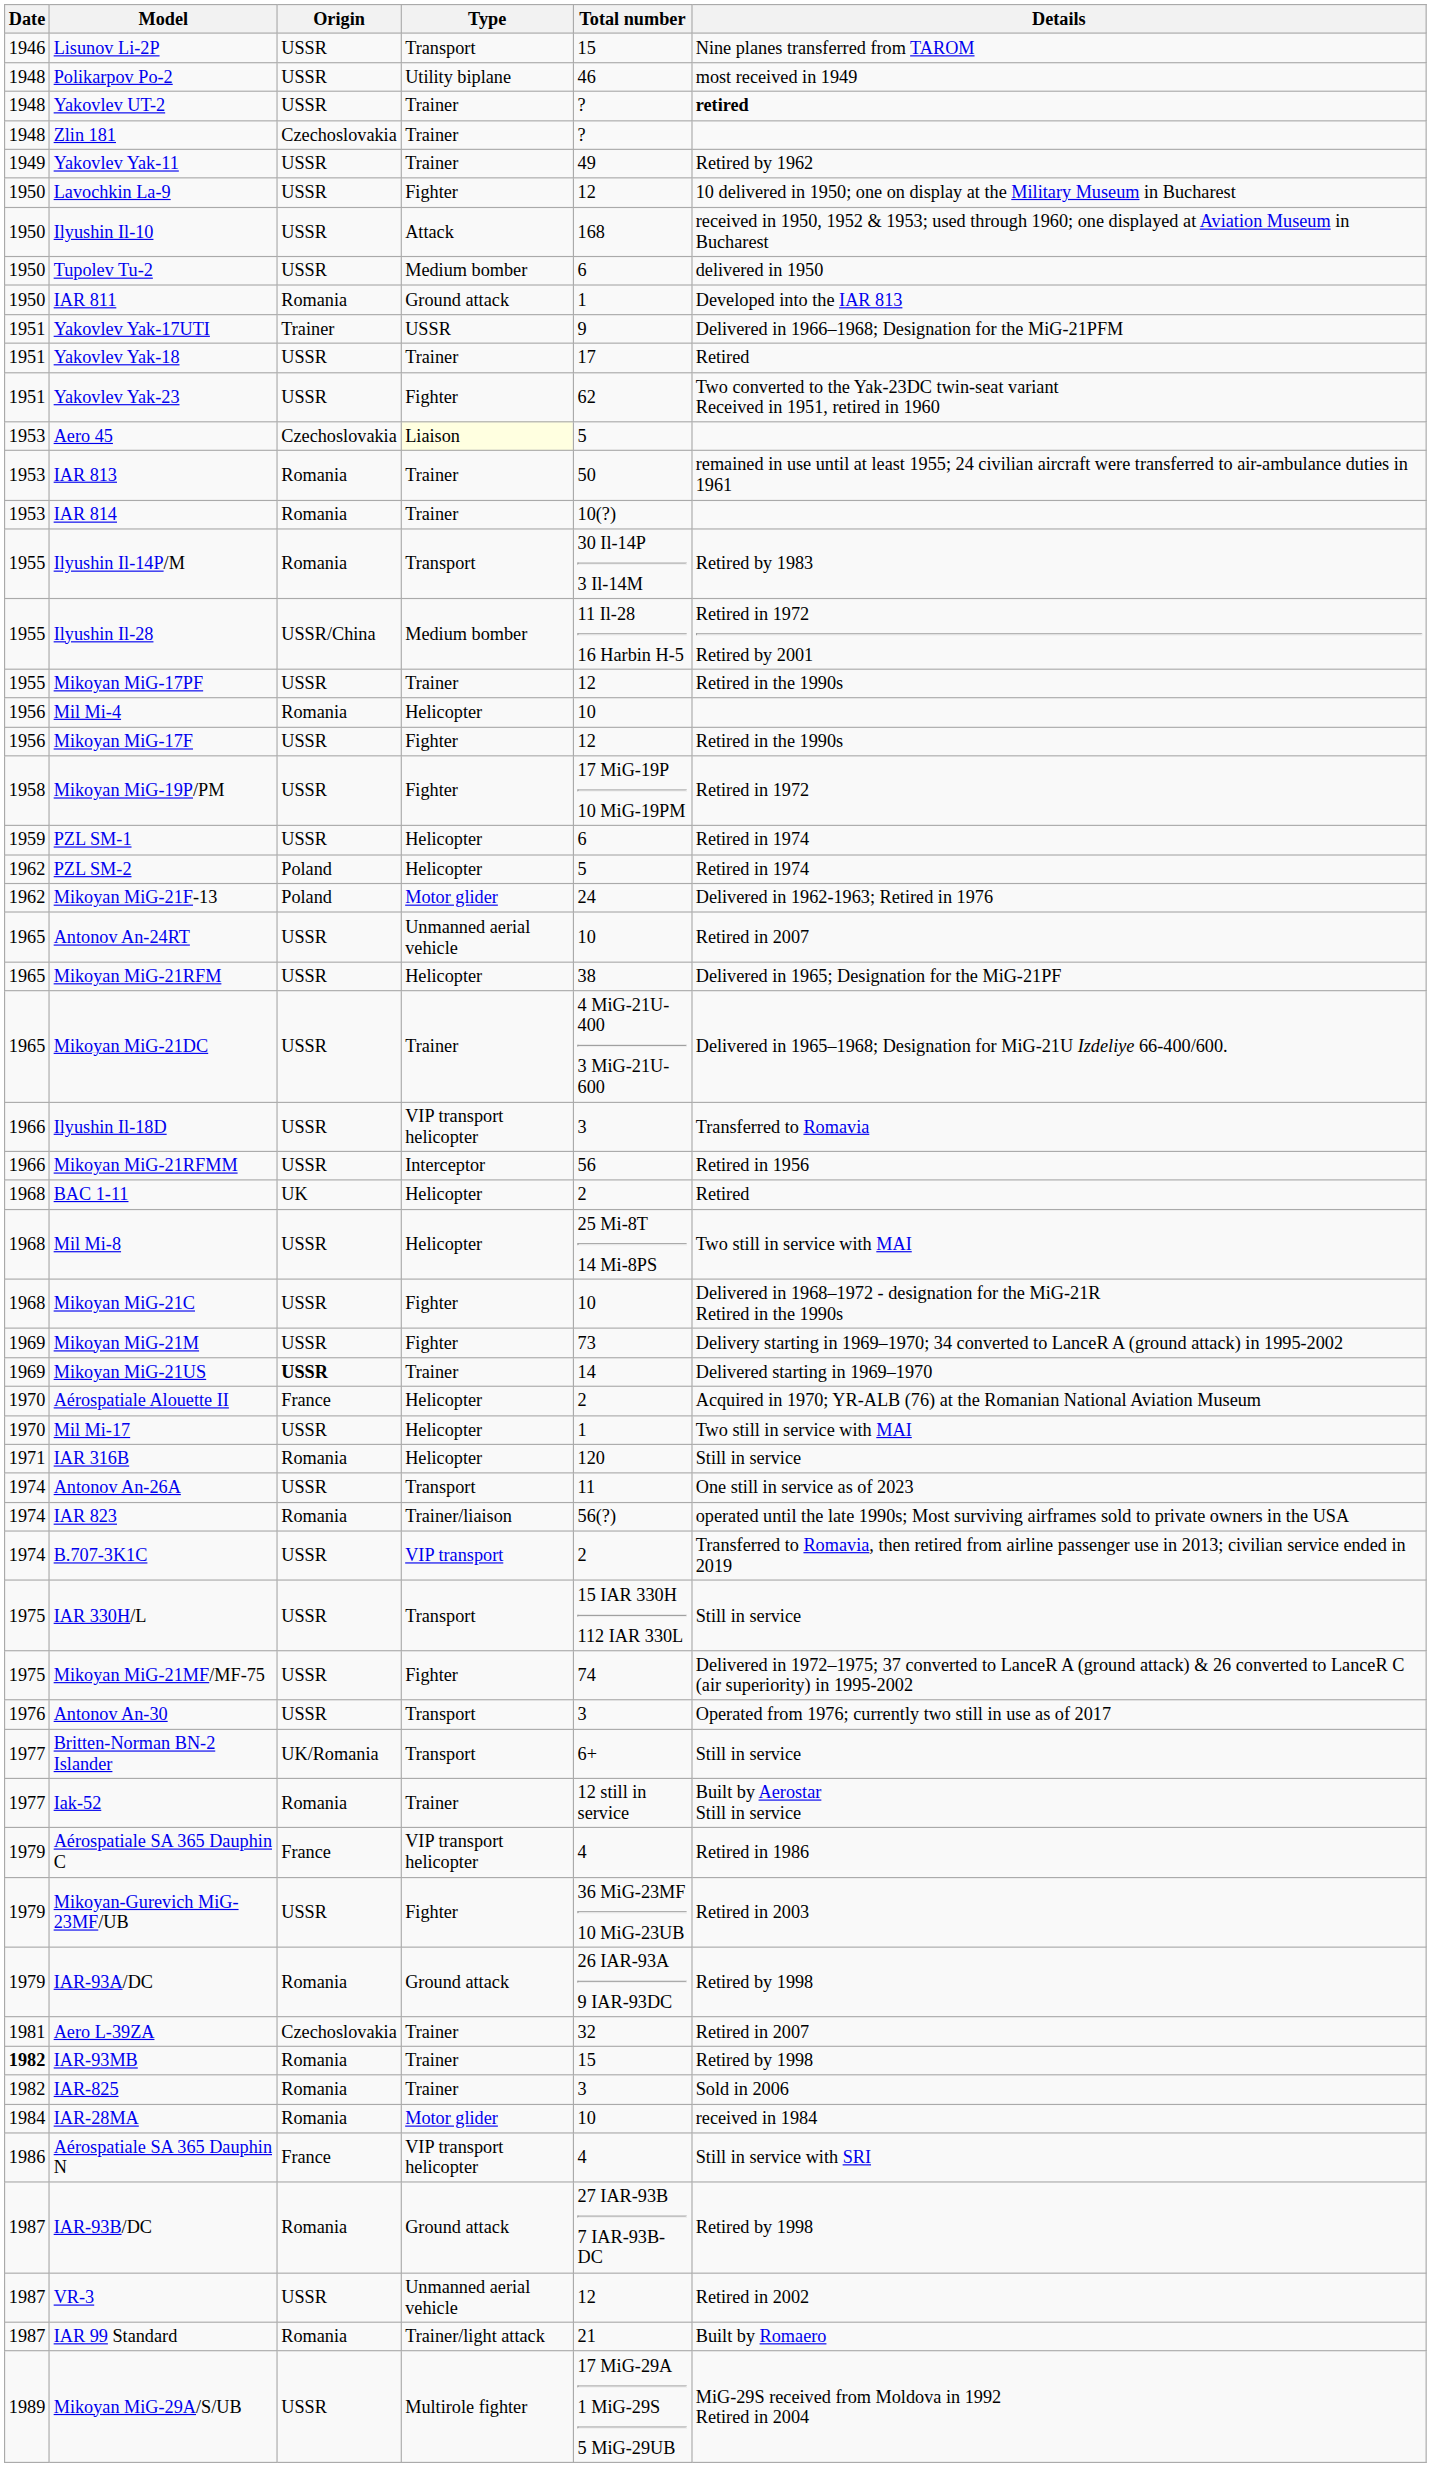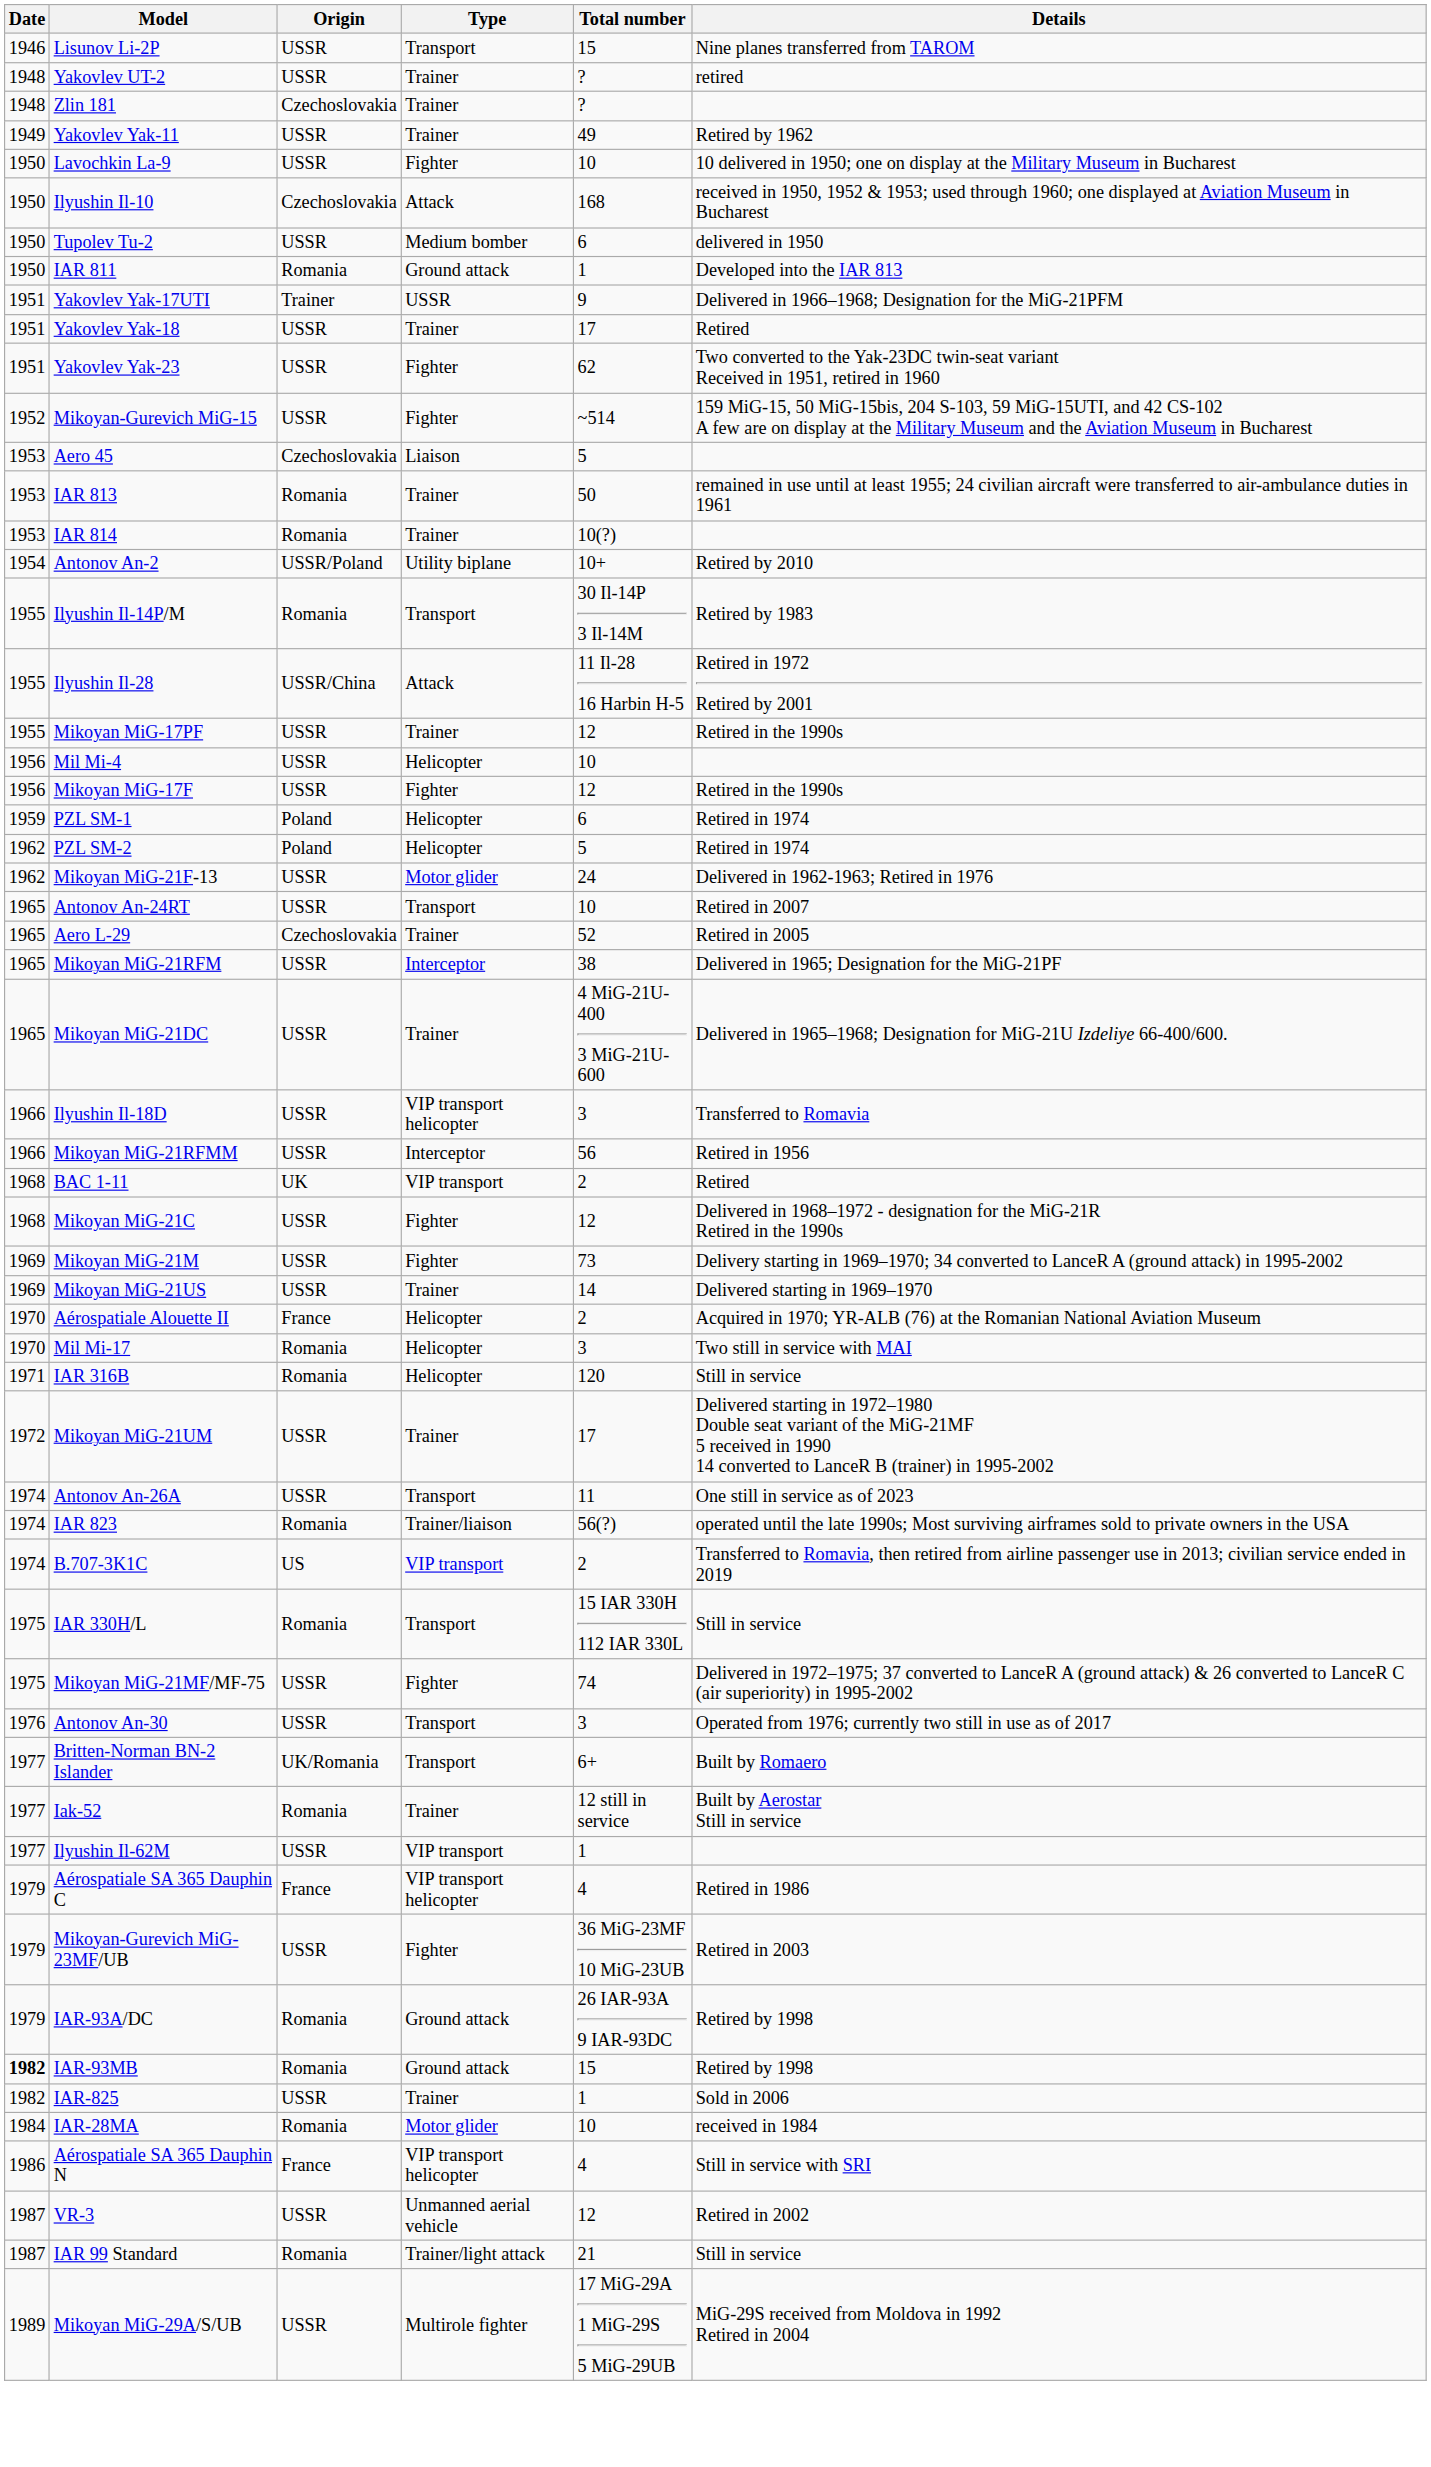- row: (113, 76)
(722, 105) bold -> (720, 76) normal
(587, 192) 12 -> (587, 163) 10
(304, 231) USSR -> (339, 202) Czechoslovakia
+ row: (155, 417)
(433, 436) lightyellow background -> (433, 456) no background
+ row: (106, 563)
(466, 633) Medium bomber -> (429, 683) Attack
(314, 712) Romania -> (304, 761) USSR
- row: (139, 790)
(304, 840) USSR -> (307, 819) Poland
(307, 897) Poland -> (304, 877) USSR
(468, 937) Unmanned aerial vehicle -> (440, 906) Transport
+ row: (92, 935)
(444, 976) Helicopter -> (445, 964) Interceptor
(444, 1194) Helicopter -> (454, 1182) VIP transport
- row: (87, 1244)
(587, 1303) 10 -> (587, 1221) 12
(305, 1371) bold -> (304, 1289) normal
(304, 1429) USSR -> (314, 1347) Romania
(582, 1429) 1 -> (582, 1347) 3
+ row: (133, 1436)
(304, 1555) USSR -> (293, 1564) US
(304, 1615) USSR -> (314, 1623) Romania
(748, 1753) Still in service -> (761, 1761) Built by Romaero
+ row: (112, 1850)
- row: (104, 2031)
(432, 2060) Trainer -> (457, 2068) Ground attack
(314, 2089) Romania -> (304, 2097) USSR
(582, 2089) 3 -> (582, 2097) 1
- row: (103, 2227)
(761, 2336) Built by Romaero -> (748, 2254) Still in service
